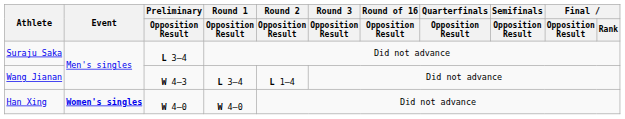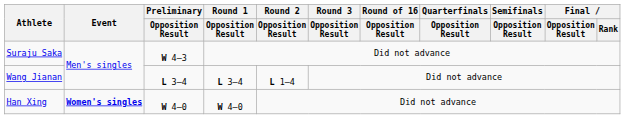(174, 58) L 3–4 -> (174, 58) W 4–3
(174, 82) W 4–3 -> (174, 82) L 3–4
